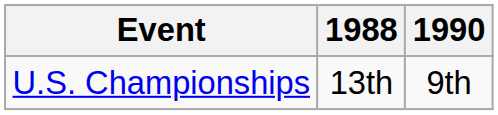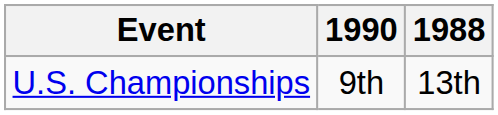columns swapped: (361, 30) <-> (449, 30)
